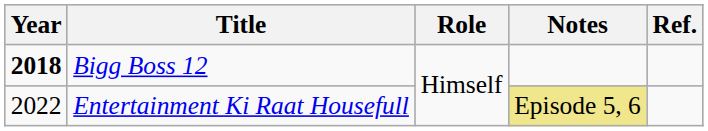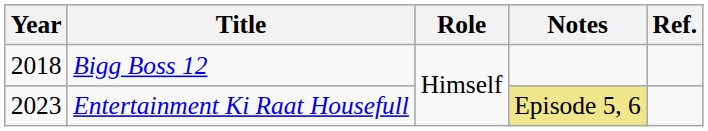(36, 65) bold -> (36, 65) normal
(36, 105) 2022 -> (36, 105) 2023
